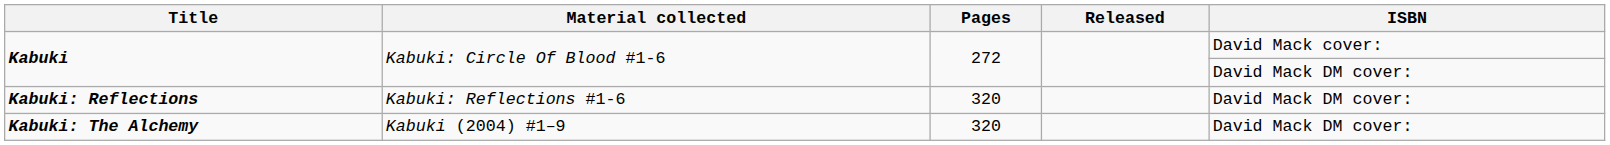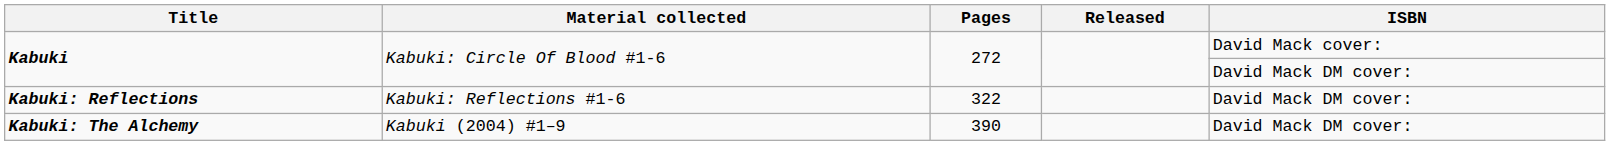(986, 100) 320 -> (986, 100) 322
(986, 127) 320 -> (986, 127) 390
